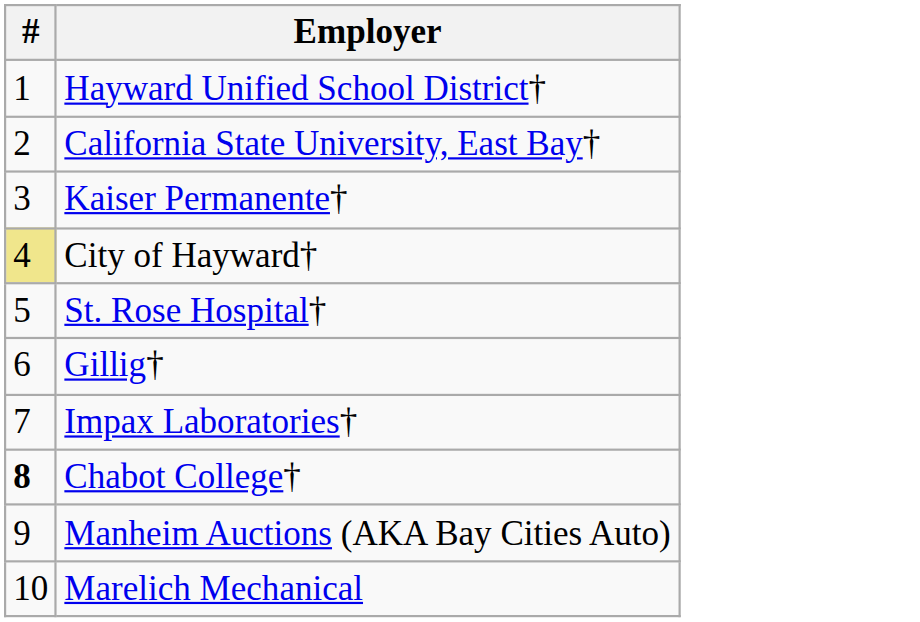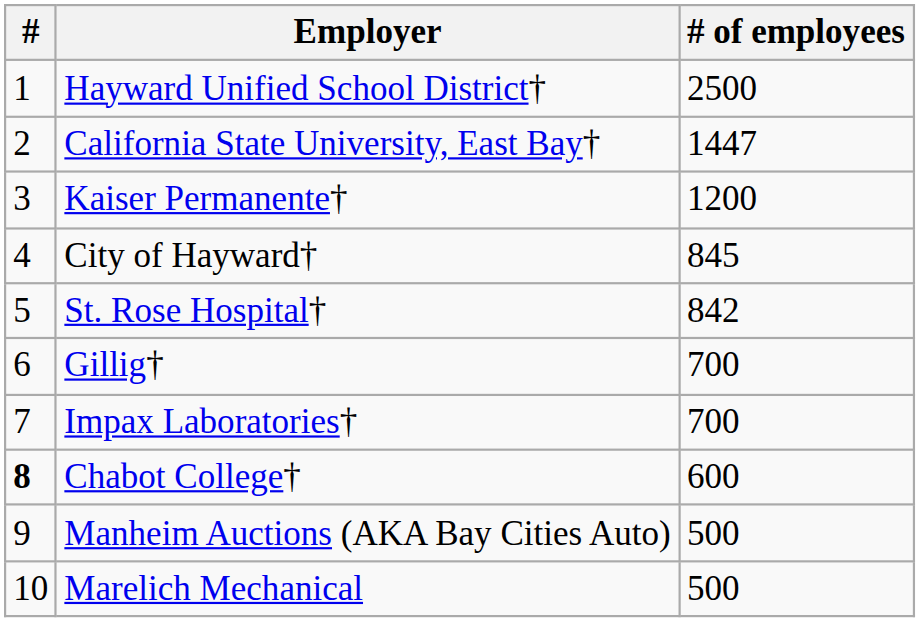+ column: (796, 32)
(22, 254) khaki background -> (22, 254) no background
